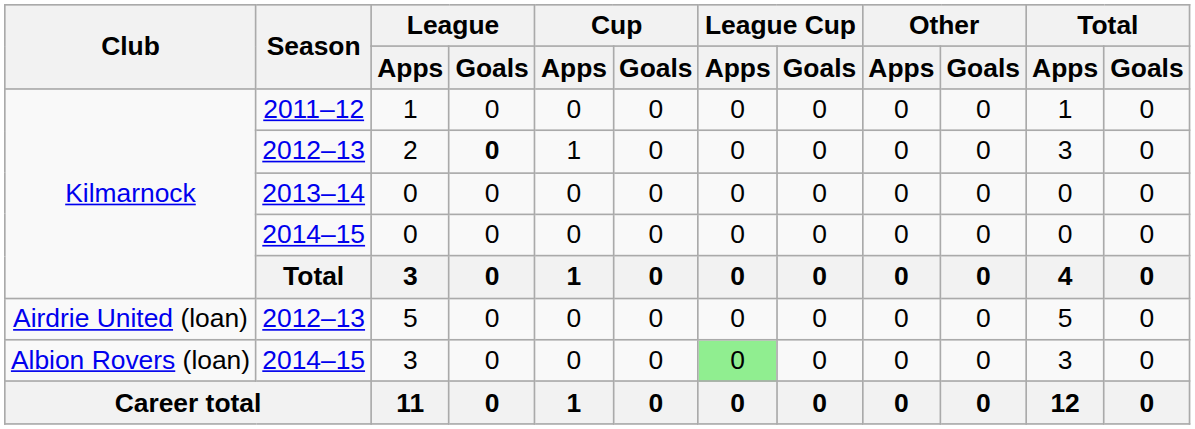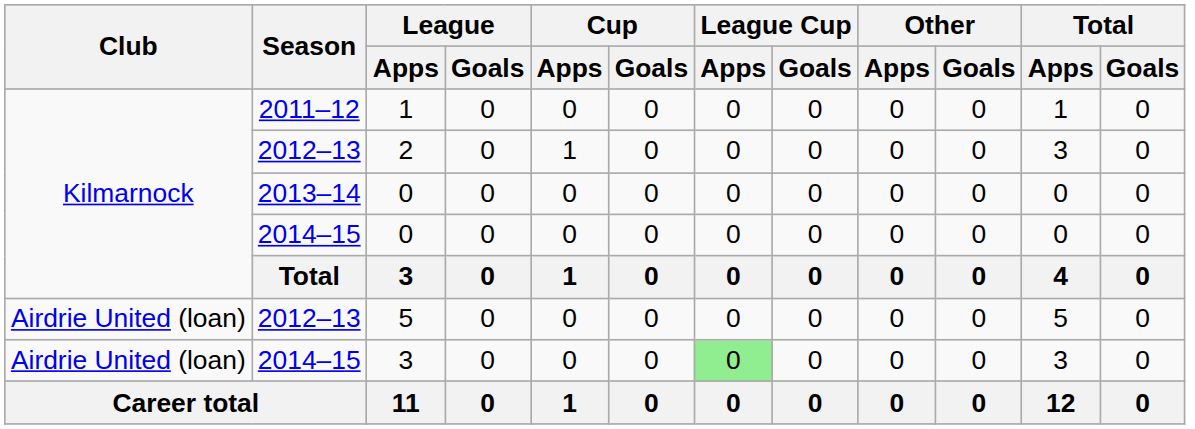(492, 151) bold -> (488, 151) normal
(131, 360) Albion Rovers (loan) -> (128, 360) Airdrie United (loan)
